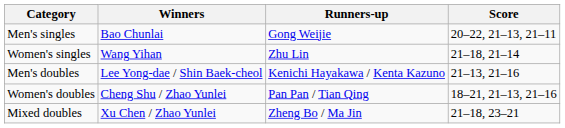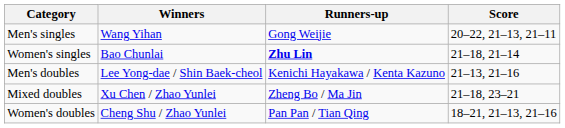(132, 34) Bao Chunlai -> (131, 34) Wang Yihan
(131, 53) Wang Yihan -> (132, 53) Bao Chunlai
(288, 53) normal -> (290, 53) bold
rows swapped: (51, 93) <-> (45, 113)
